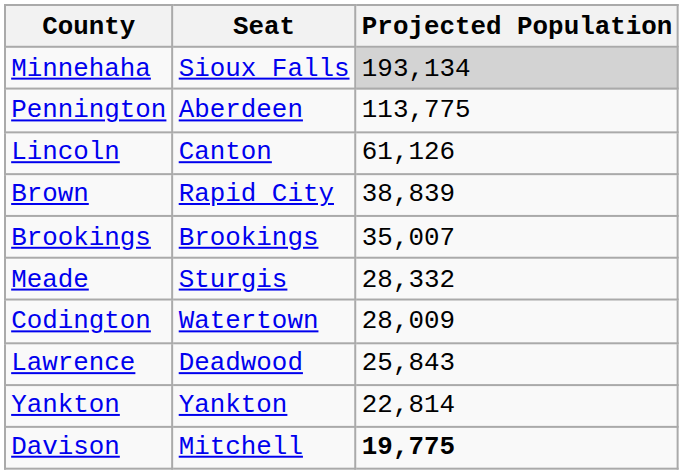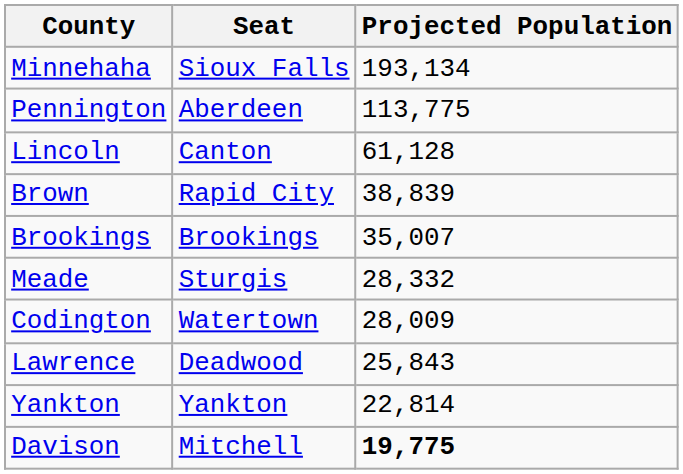(416, 68) lightgrey background -> (416, 68) no background
(408, 153) 61,126 -> (408, 153) 61,128
